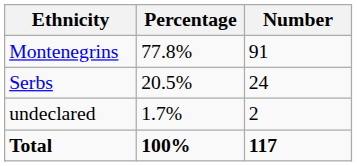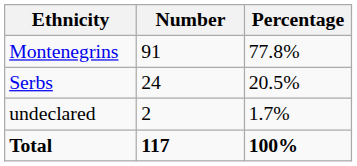columns swapped: (298, 20) <-> (190, 20)
